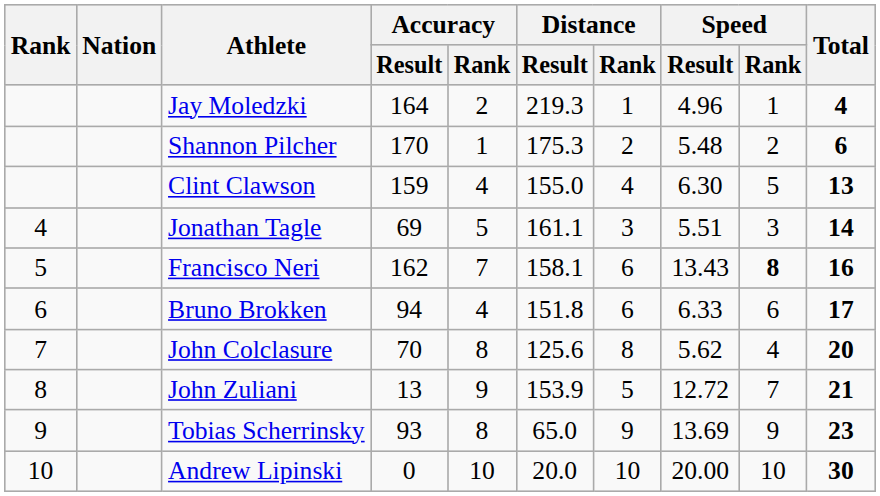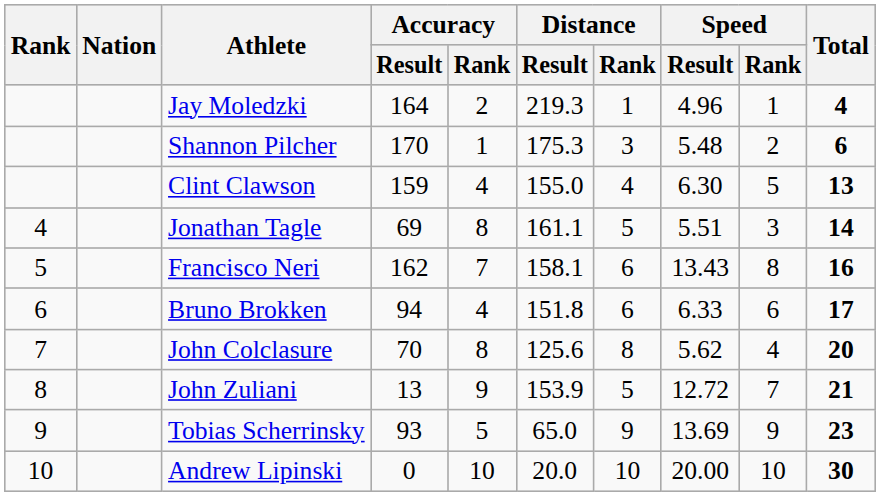(628, 146) 2 -> (628, 146) 3
(482, 227) 5 -> (482, 227) 8
(628, 227) 3 -> (628, 227) 5
(773, 267) bold -> (773, 267) normal
(482, 430) 8 -> (482, 430) 5
